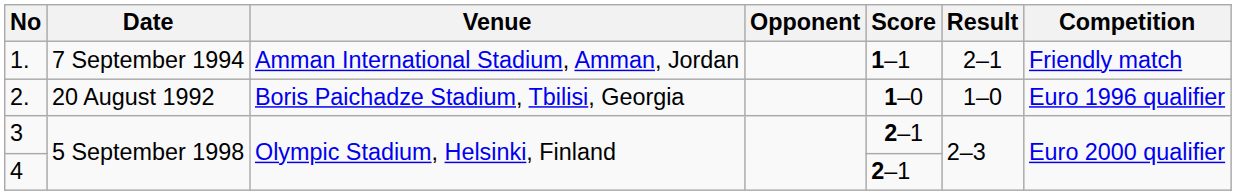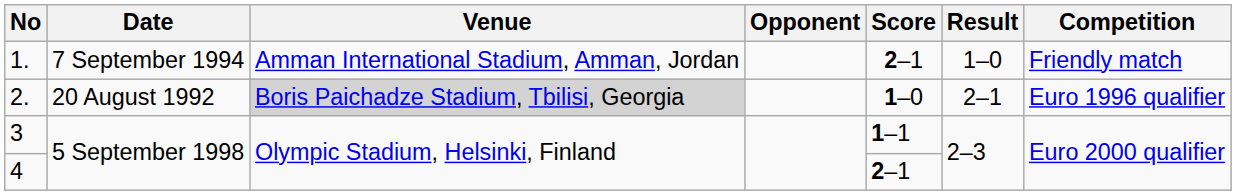(891, 60) 1–1 -> (904, 60) 2–1
(983, 60) 2–1 -> (983, 60) 1–0
(470, 97) no background -> (470, 97) lightgrey background
(983, 97) 1–0 -> (983, 97) 2–1
(904, 134) 2–1 -> (891, 134) 1–1
